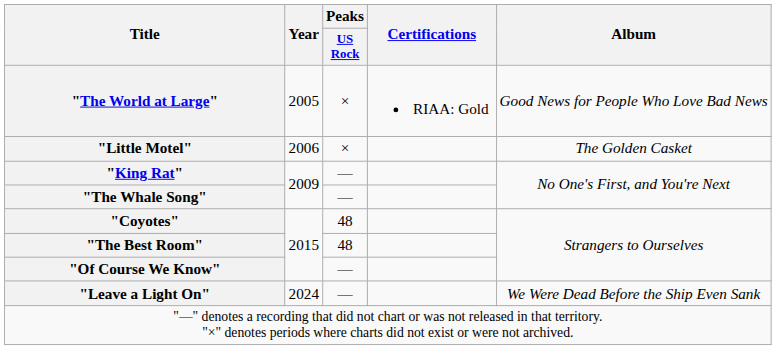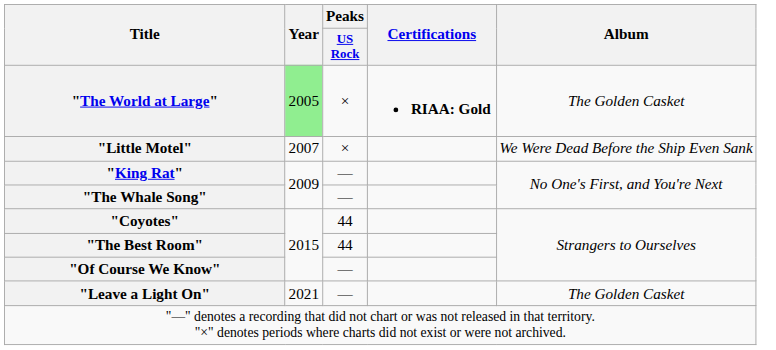(304, 100) no background -> (304, 100) lightgreen background
(432, 109) normal -> (432, 109) bold
(634, 100) Good News for People Who Love Bad News -> (626, 100) The Golden Casket
(304, 148) 2006 -> (304, 148) 2007
(634, 148) The Golden Casket -> (626, 148) We Were Dead Before the Ship Even Sank
(345, 221) 48 -> (345, 221) 44
(345, 245) 48 -> (345, 245) 44
(304, 293) 2024 -> (304, 293) 2021
(634, 293) We Were Dead Before the Ship Even Sank -> (626, 293) The Golden Casket
